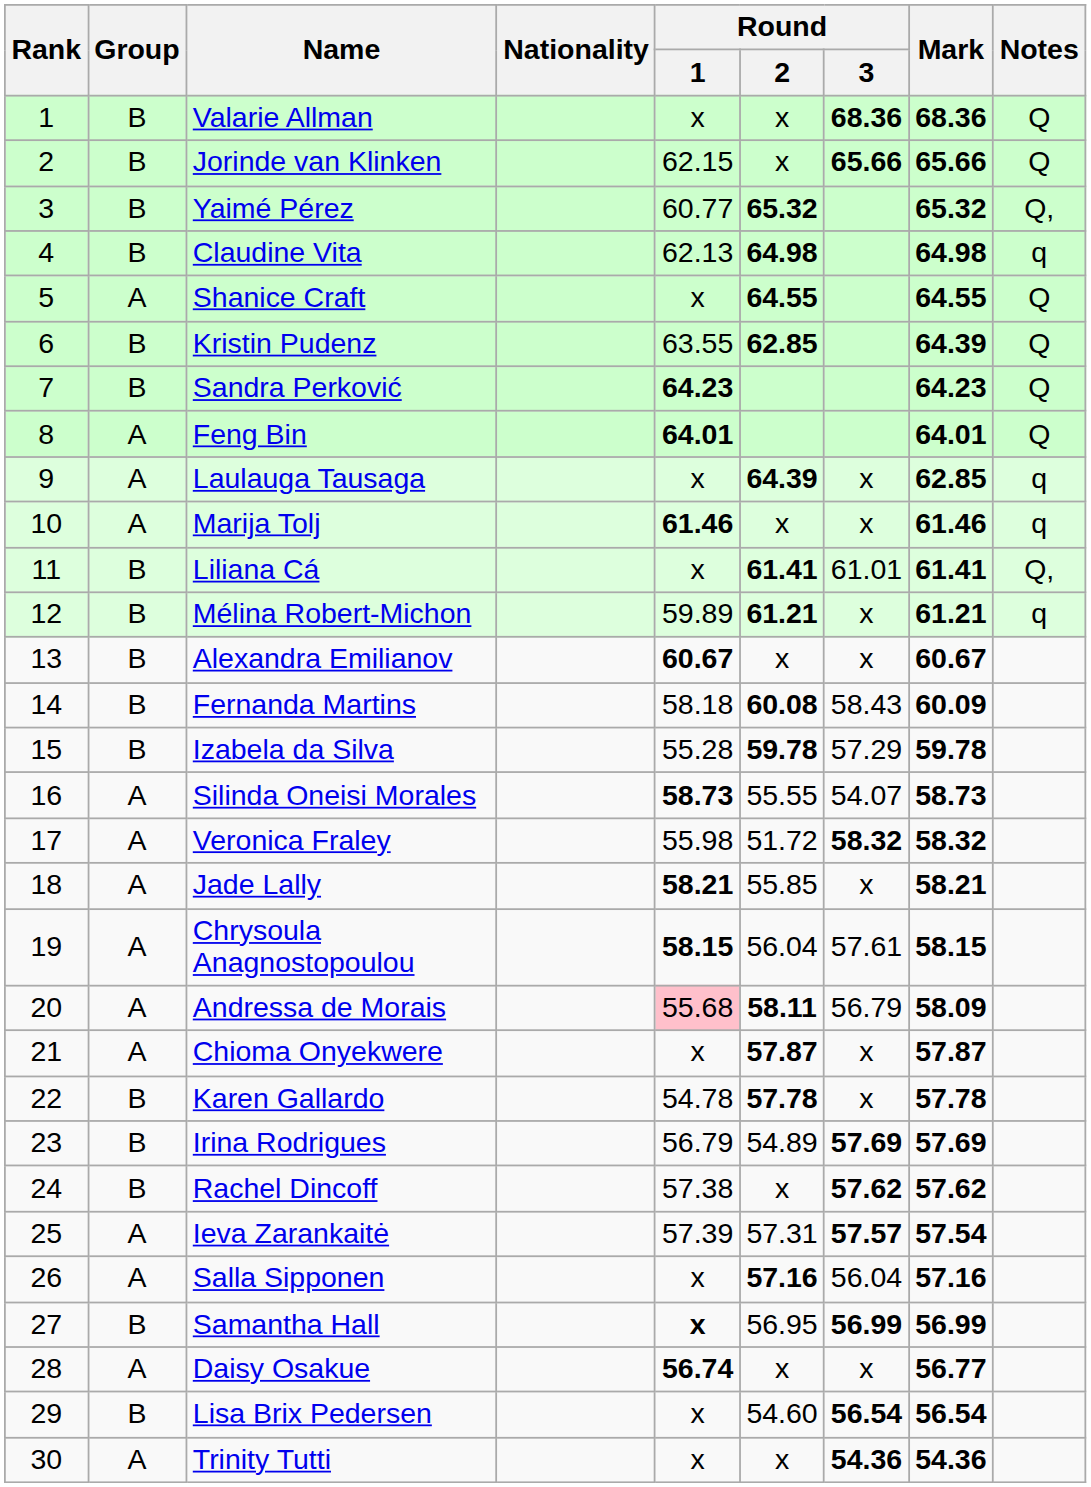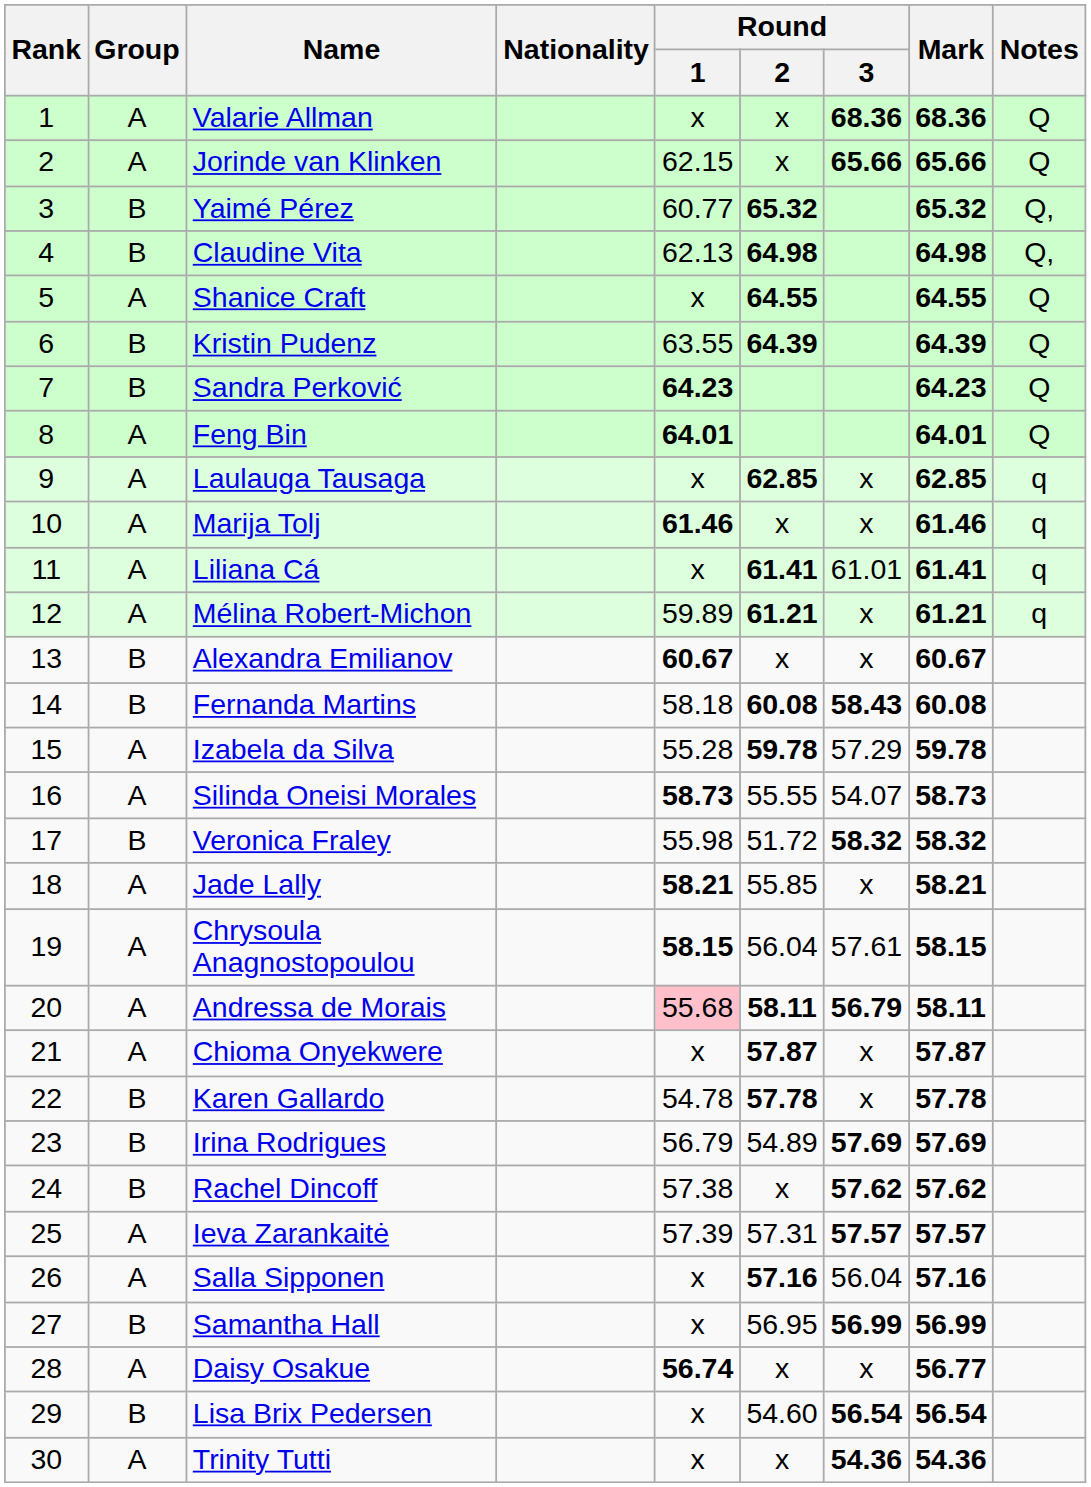(137, 117) B -> (137, 117) A
(137, 162) B -> (137, 162) A
(1039, 252) q -> (1039, 252) Q,
(782, 343) 62.85 -> (782, 343) 64.39
(782, 478) 64.39 -> (782, 478) 62.85
(137, 569) B -> (137, 569) A
(1039, 569) Q, -> (1039, 569) q
(137, 614) B -> (137, 614) A
(866, 704) normal -> (866, 704) bold
(951, 704) 60.09 -> (951, 704) 60.08
(137, 749) B -> (137, 749) A
(137, 840) A -> (137, 840) B
(866, 1007) normal -> (866, 1007) bold
(951, 1007) 58.09 -> (951, 1007) 58.11
(951, 1233) 57.54 -> (951, 1233) 57.57
(698, 1323) bold -> (698, 1323) normal
